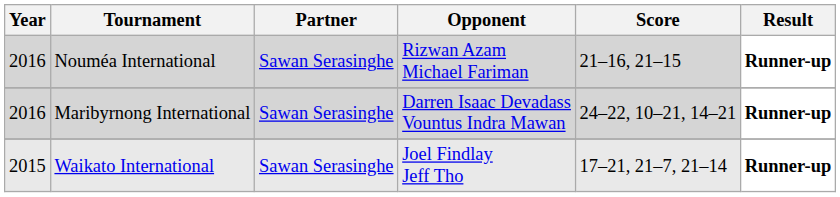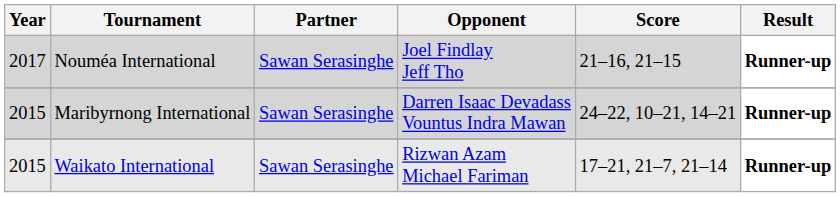(27, 61) 2016 -> (27, 61) 2017
(465, 61) Rizwan Azam Michael Fariman -> (447, 61) Joel Findlay Jeff Tho
(27, 113) 2016 -> (27, 113) 2015
(447, 165) Joel Findlay Jeff Tho -> (465, 165) Rizwan Azam Michael Fariman
